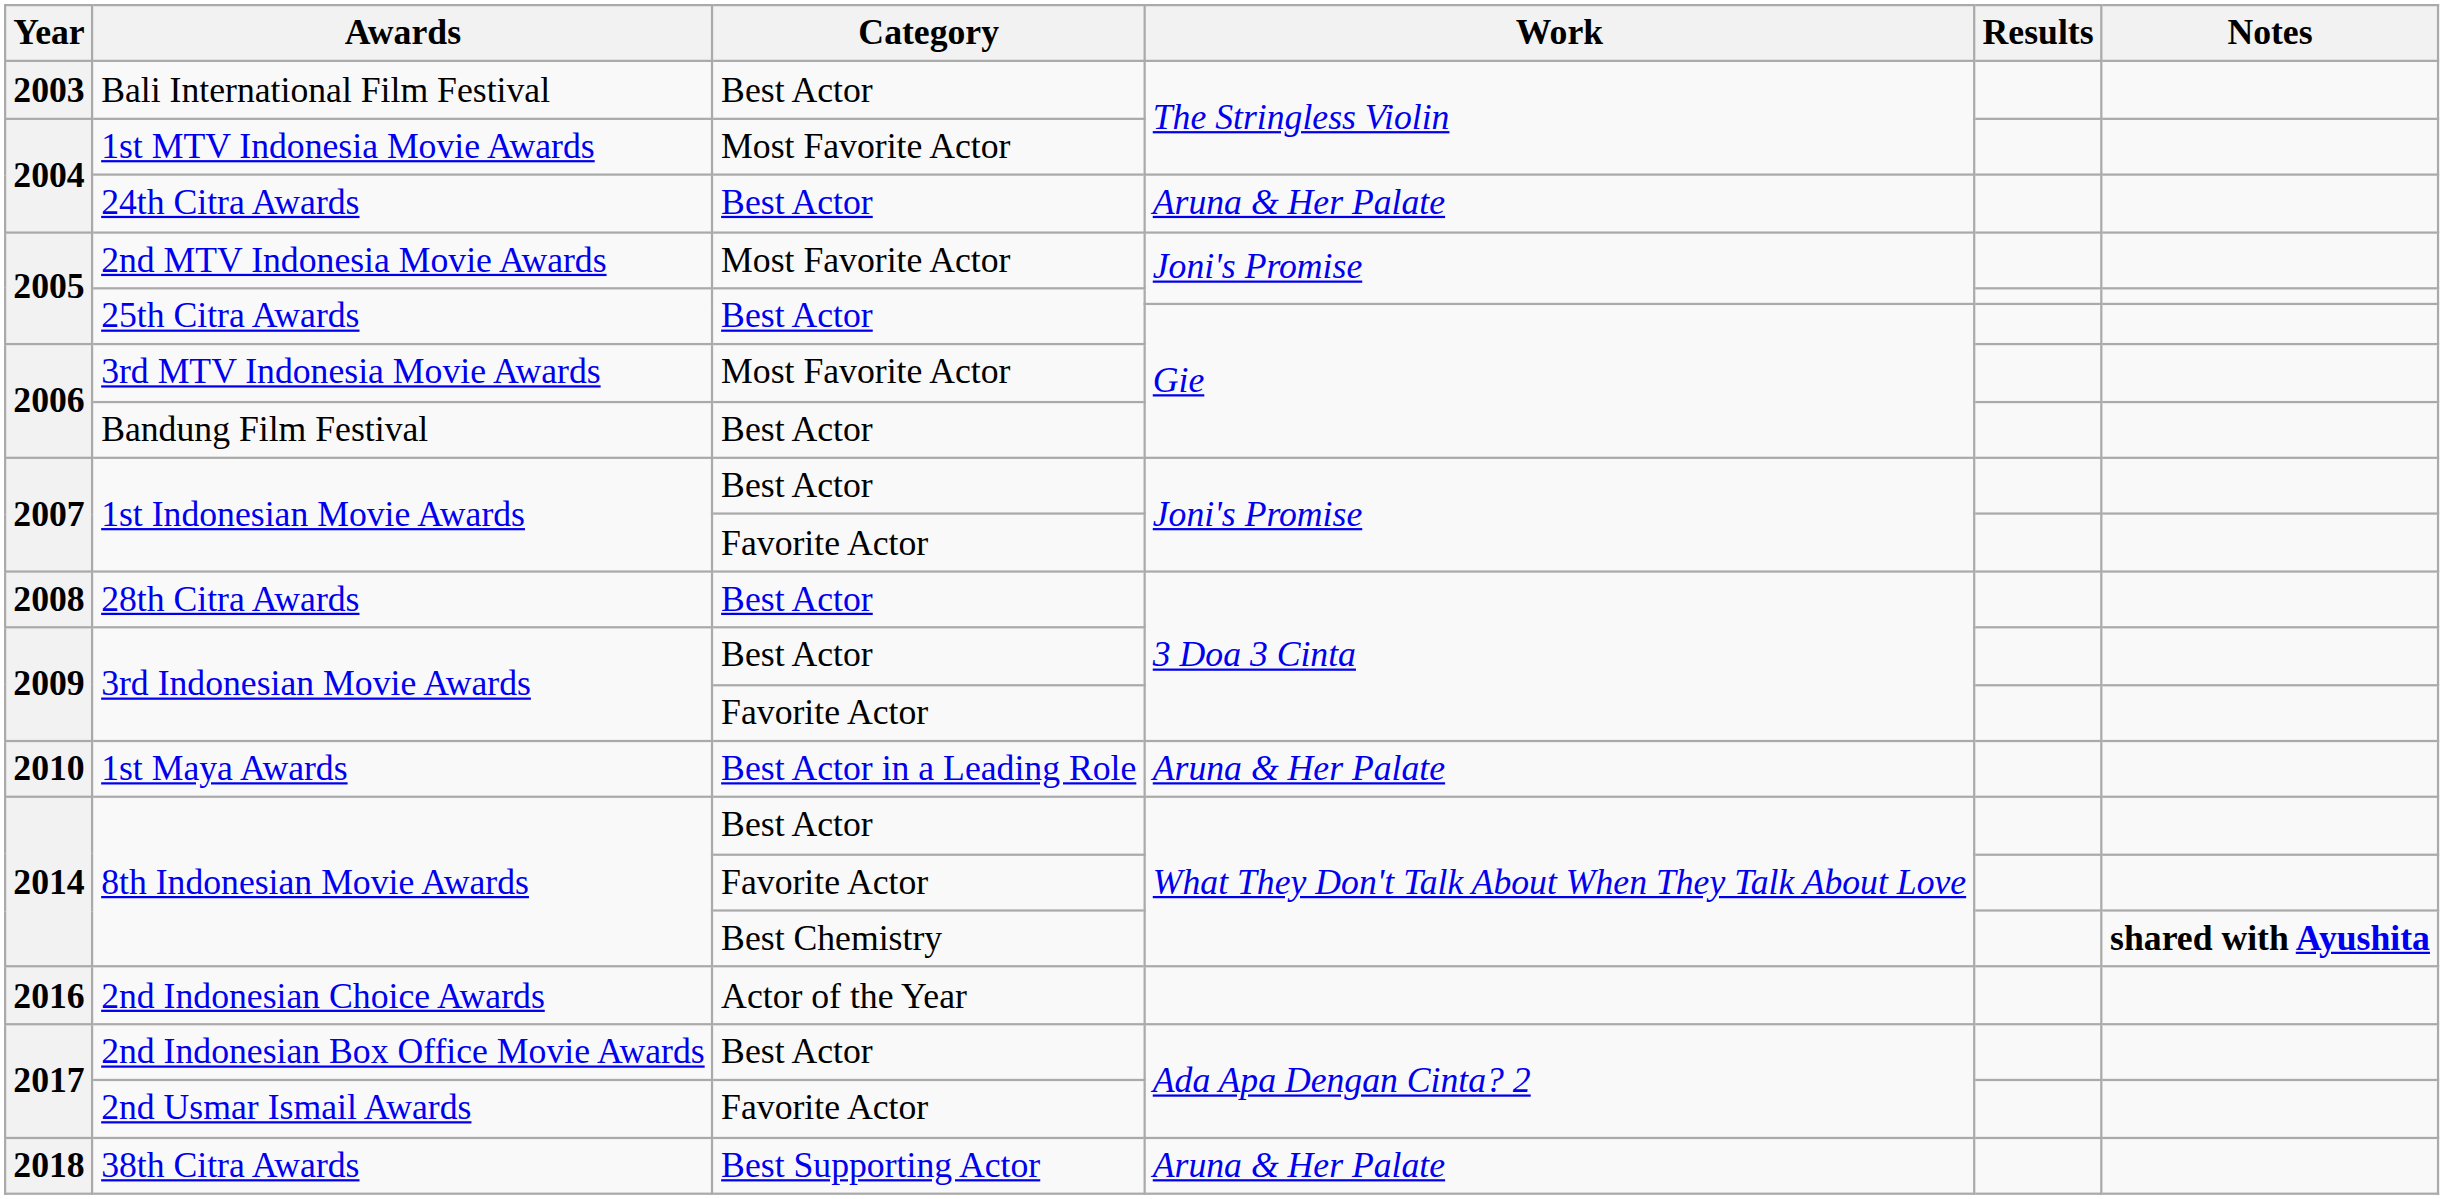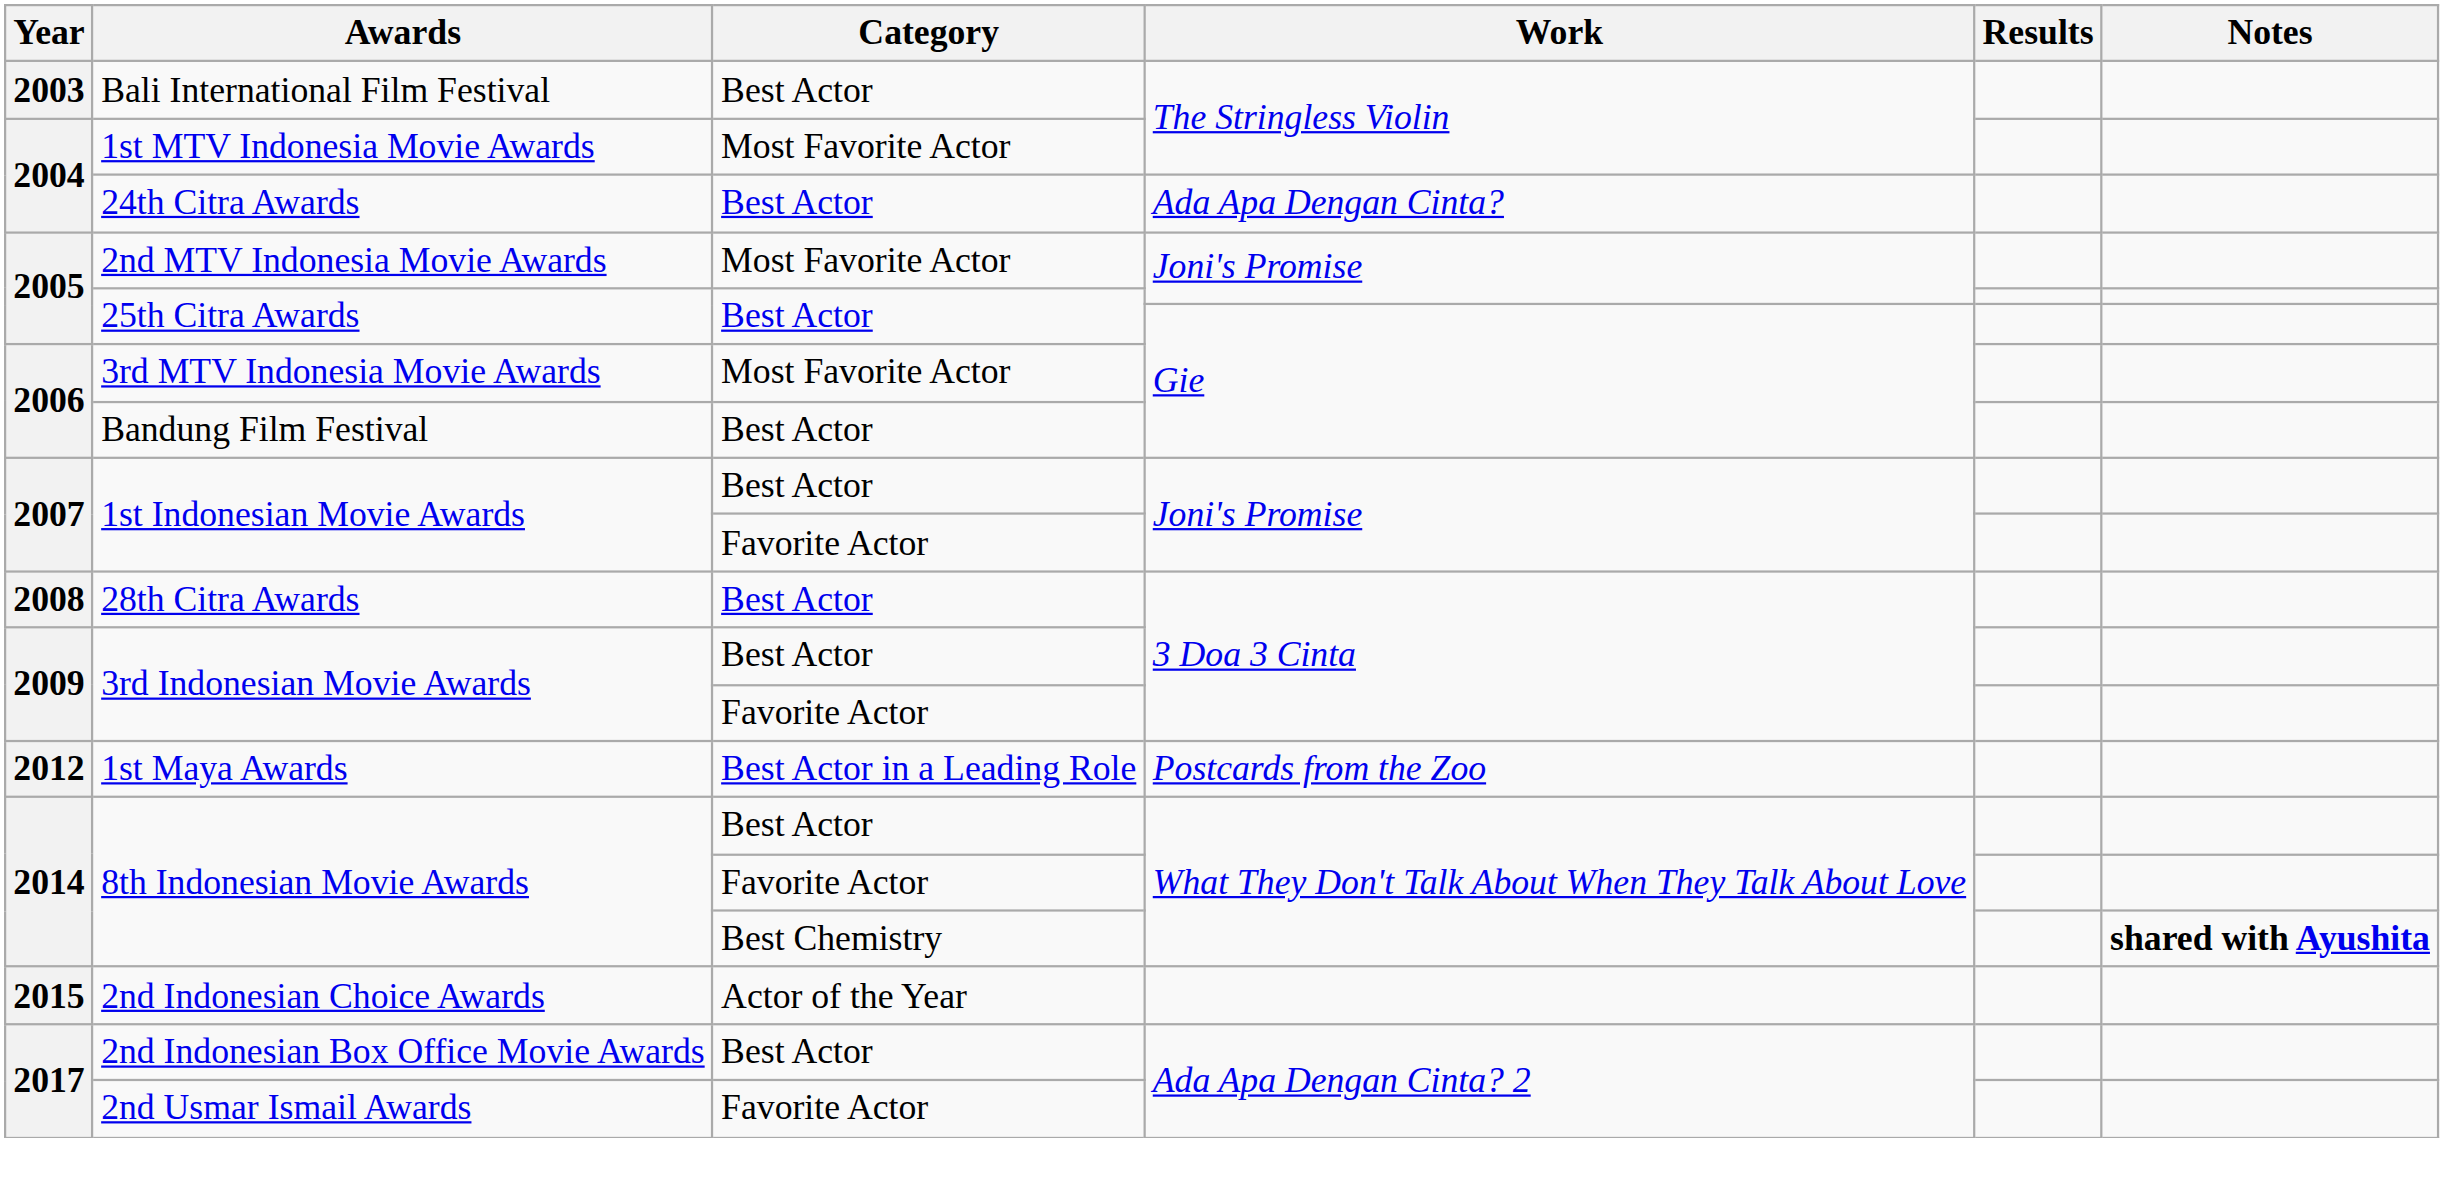(1299, 202) Aruna & Her Palate -> (1328, 202) Ada Apa Dengan Cinta?
(49, 768) 2010 -> (49, 768) 2012
(1299, 768) Aruna & Her Palate -> (1319, 768) Postcards from the Zoo
(49, 994) 2016 -> (49, 994) 2015
- row: (230, 1164)
